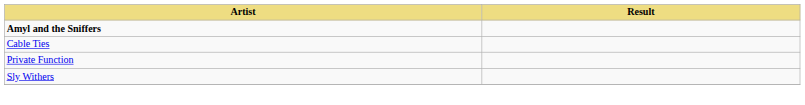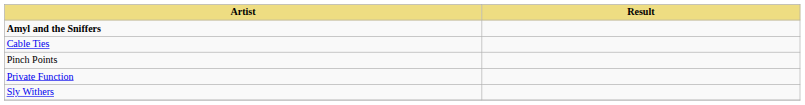+ row: (32, 60)
